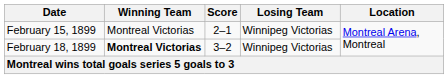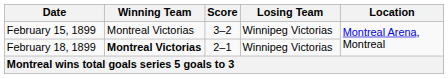(222, 30) 2–1 -> (222, 30) 3–2
(222, 47) 3–2 -> (222, 47) 2–1
